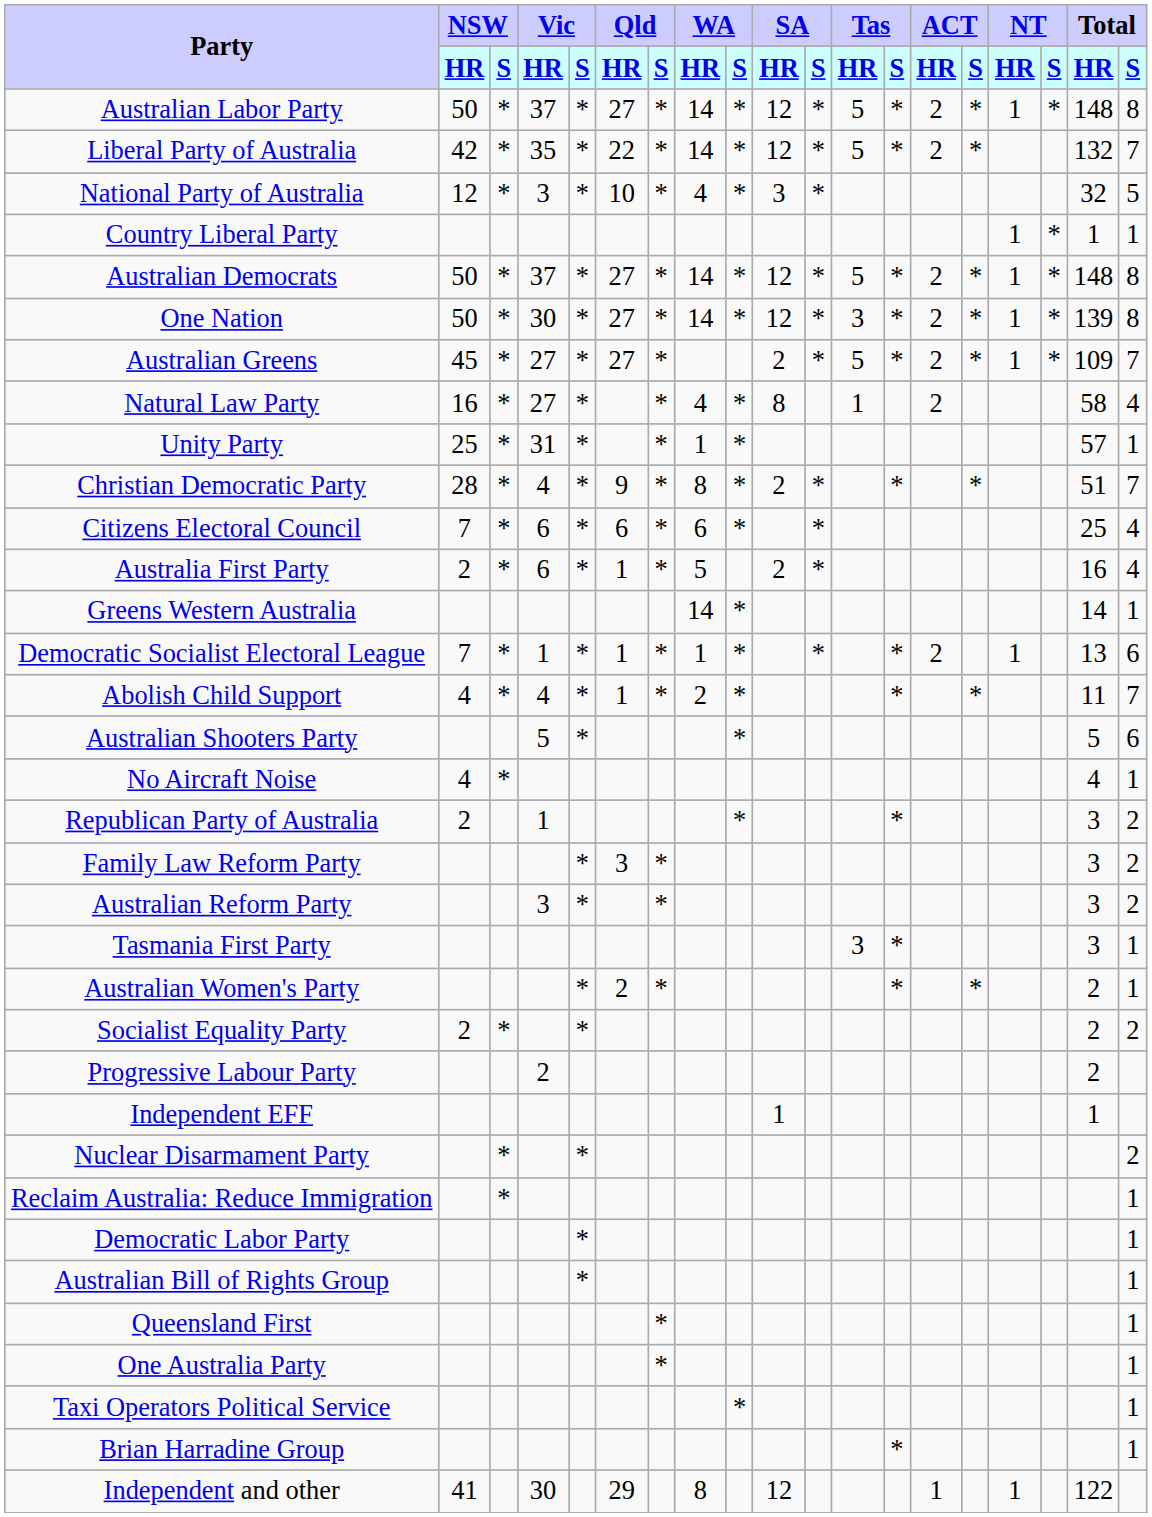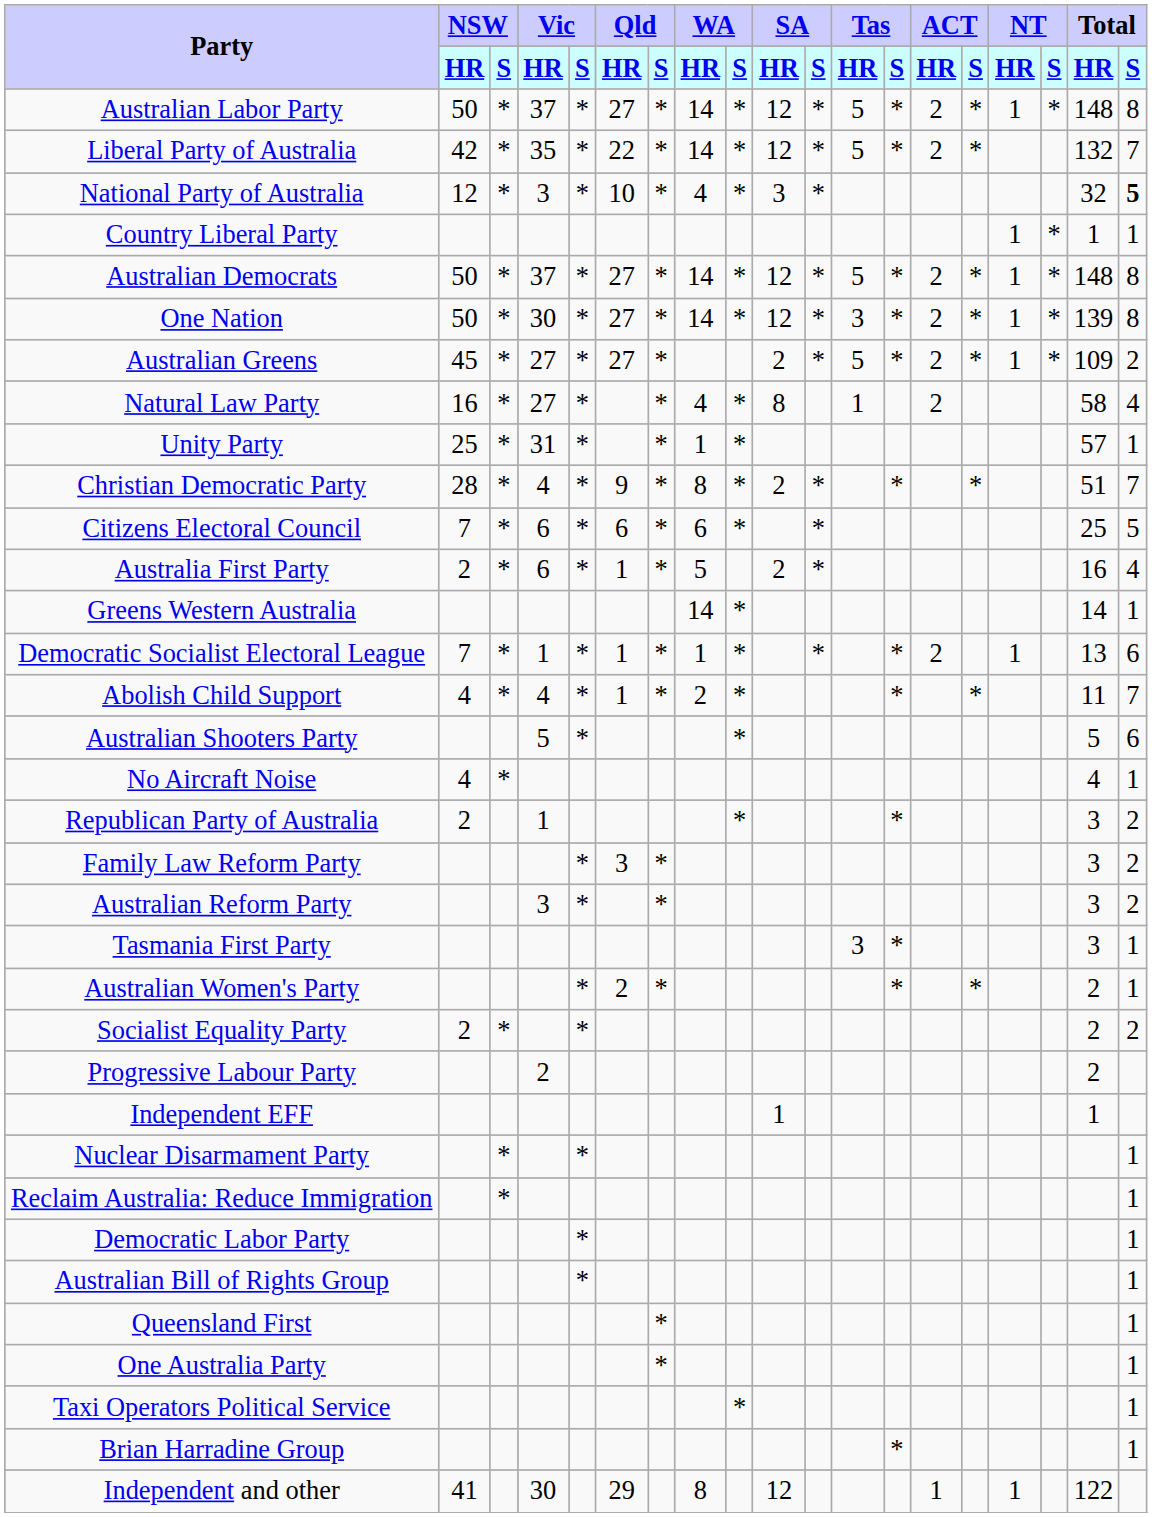(1133, 192) normal -> (1133, 192) bold
(1133, 360) 7 -> (1133, 360) 2
(1133, 527) 4 -> (1133, 527) 5
(1133, 1155) 2 -> (1133, 1155) 1
